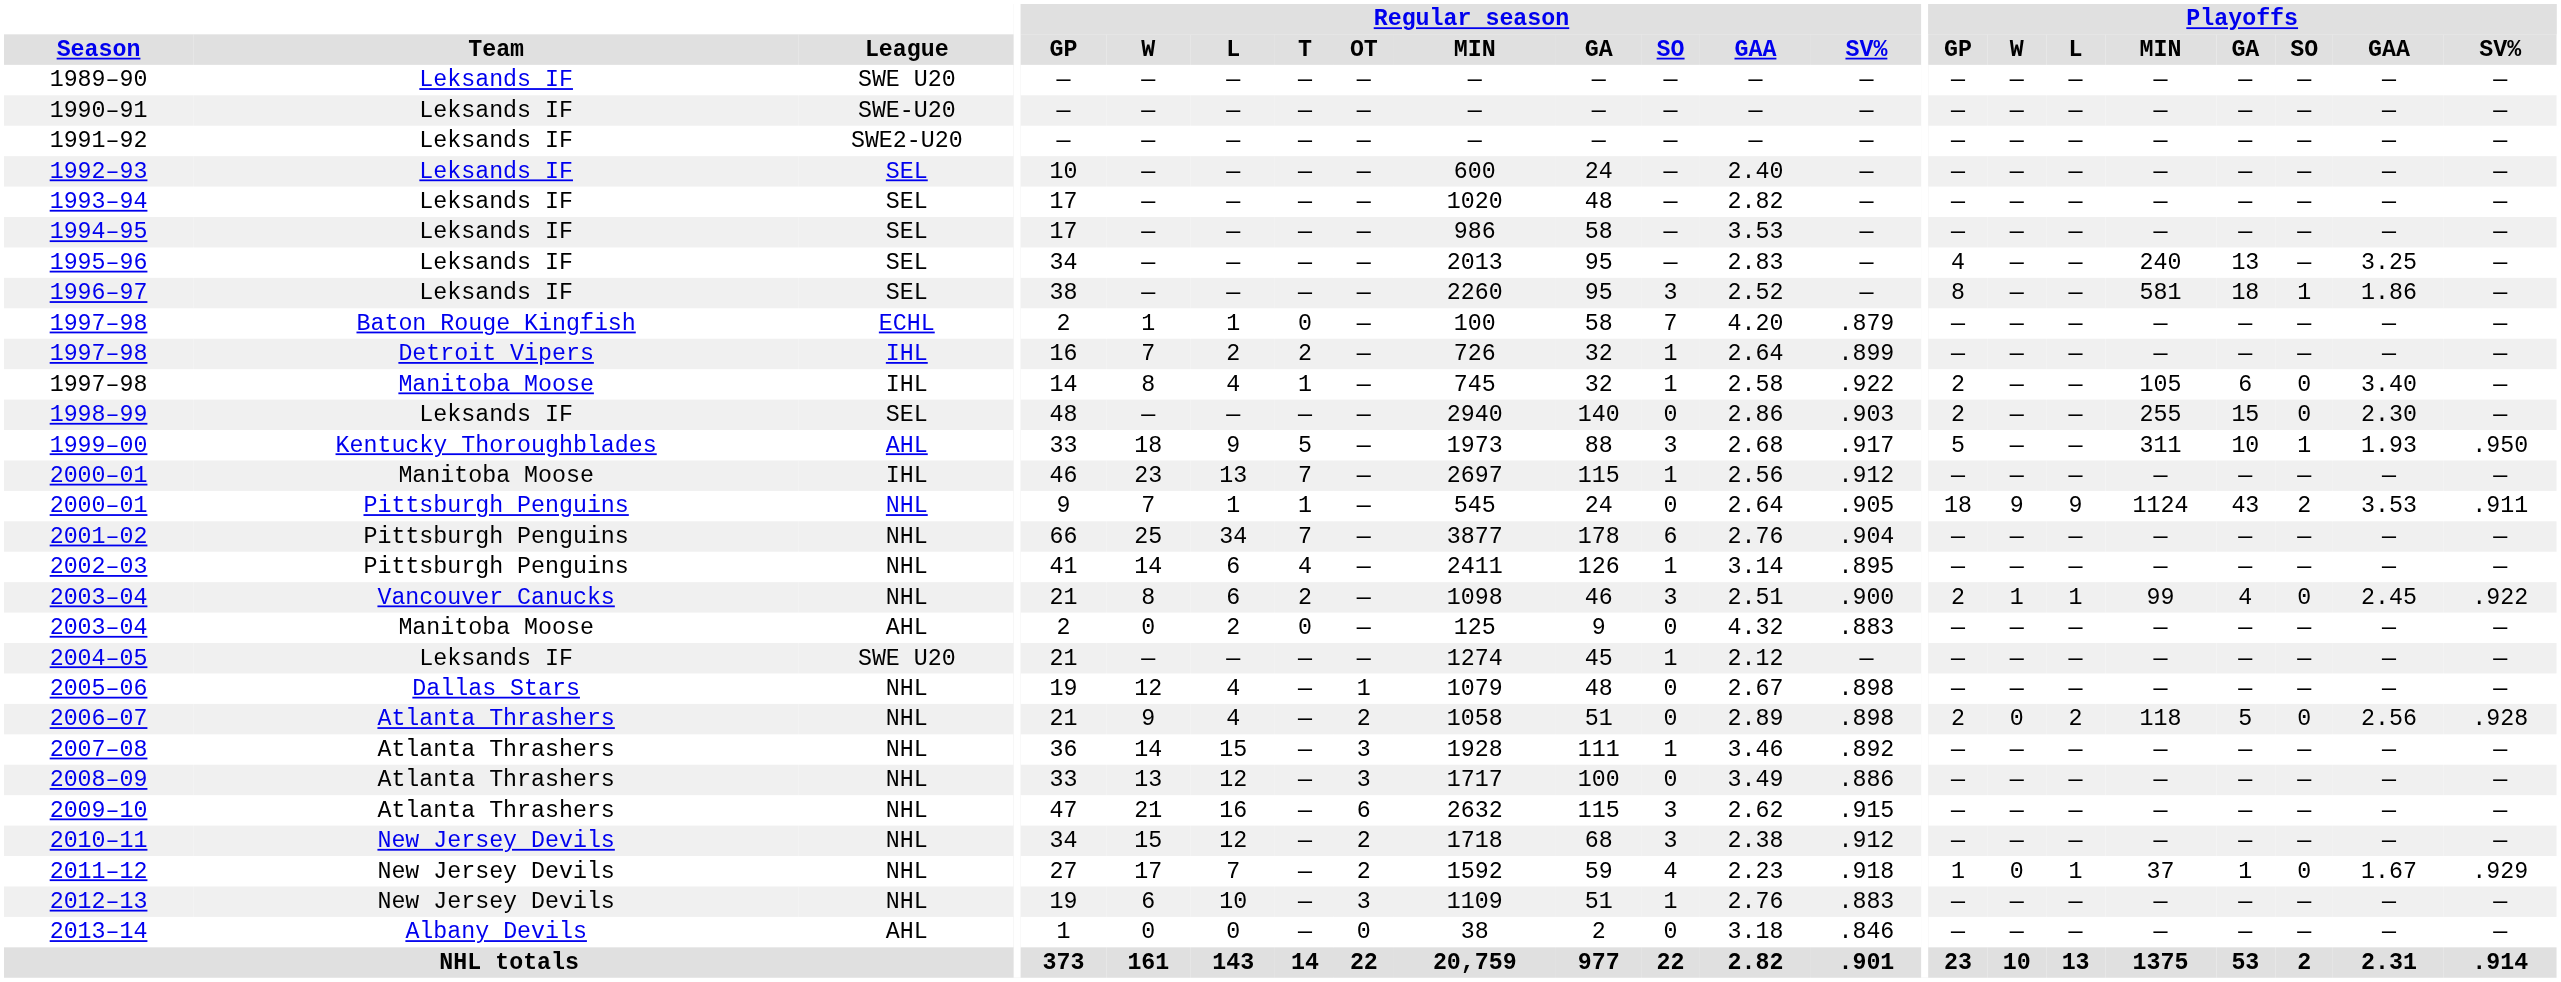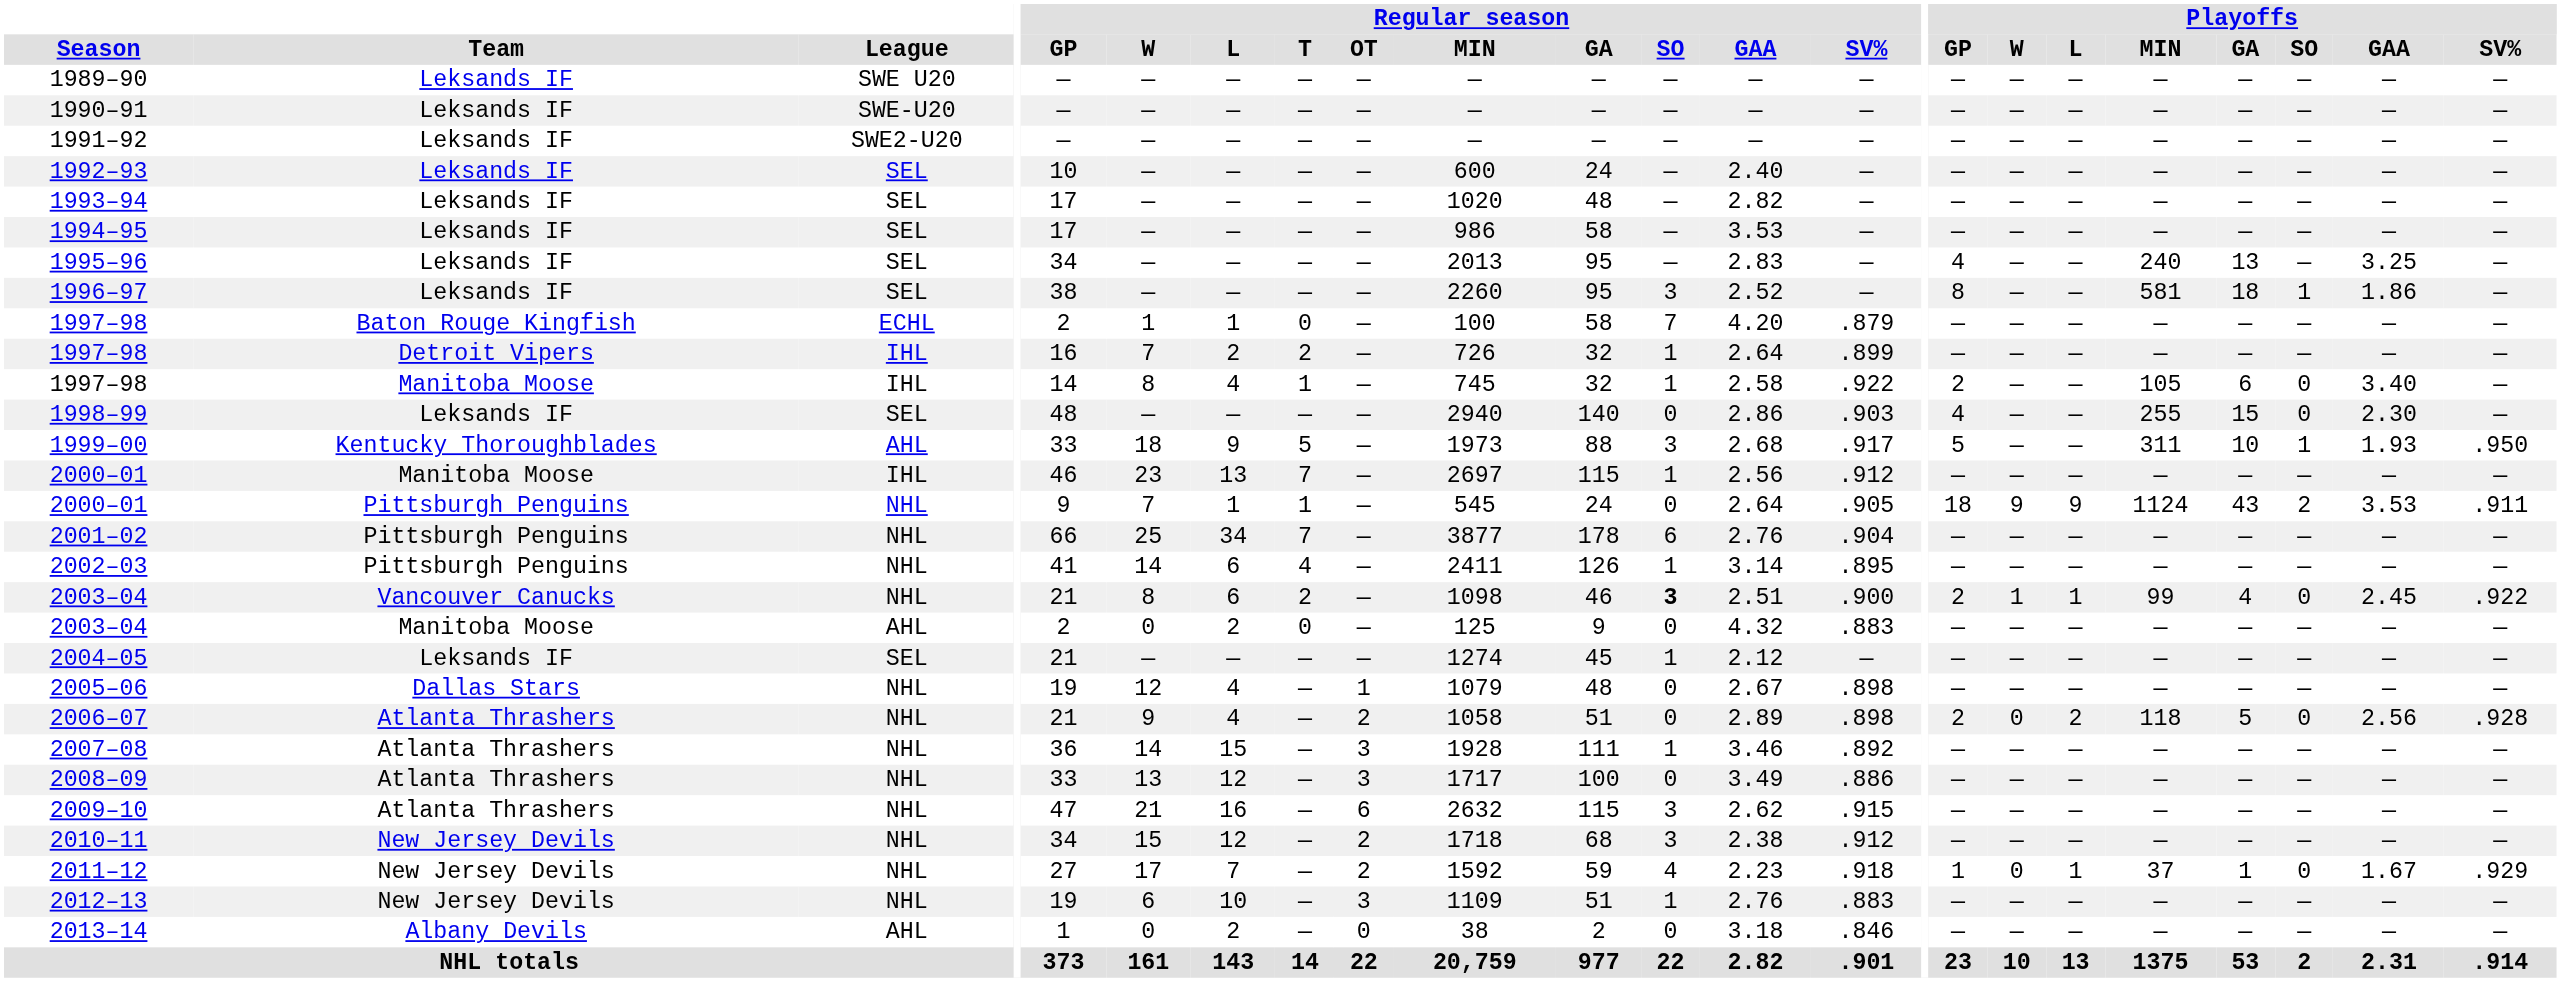(1958, 415) 2 -> (1958, 415) 4
(1671, 597) normal -> (1671, 597) bold
(907, 658) SWE U20 -> (907, 658) SEL
(1233, 932) 0 -> (1233, 932) 2
